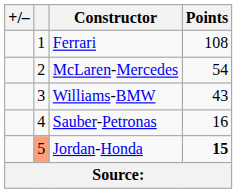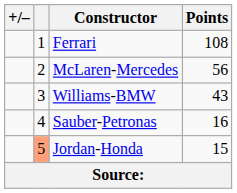(220, 69) 54 -> (220, 69) 56
(220, 148) bold -> (220, 148) normal
